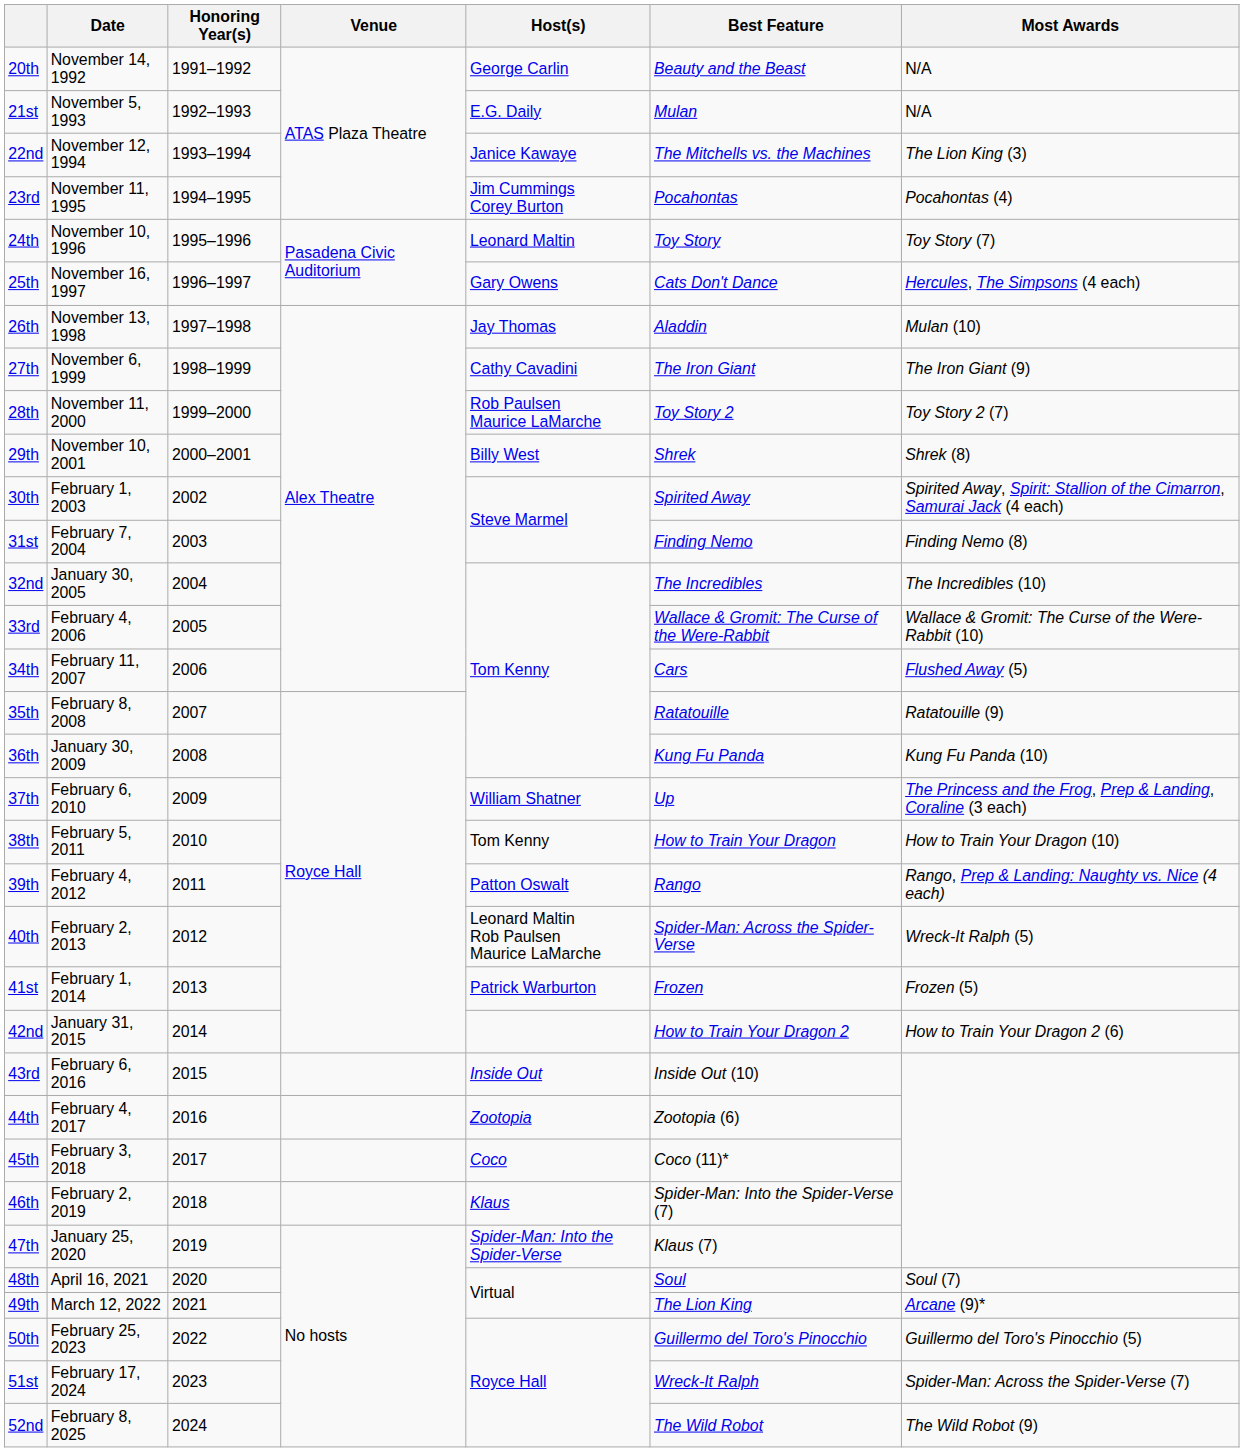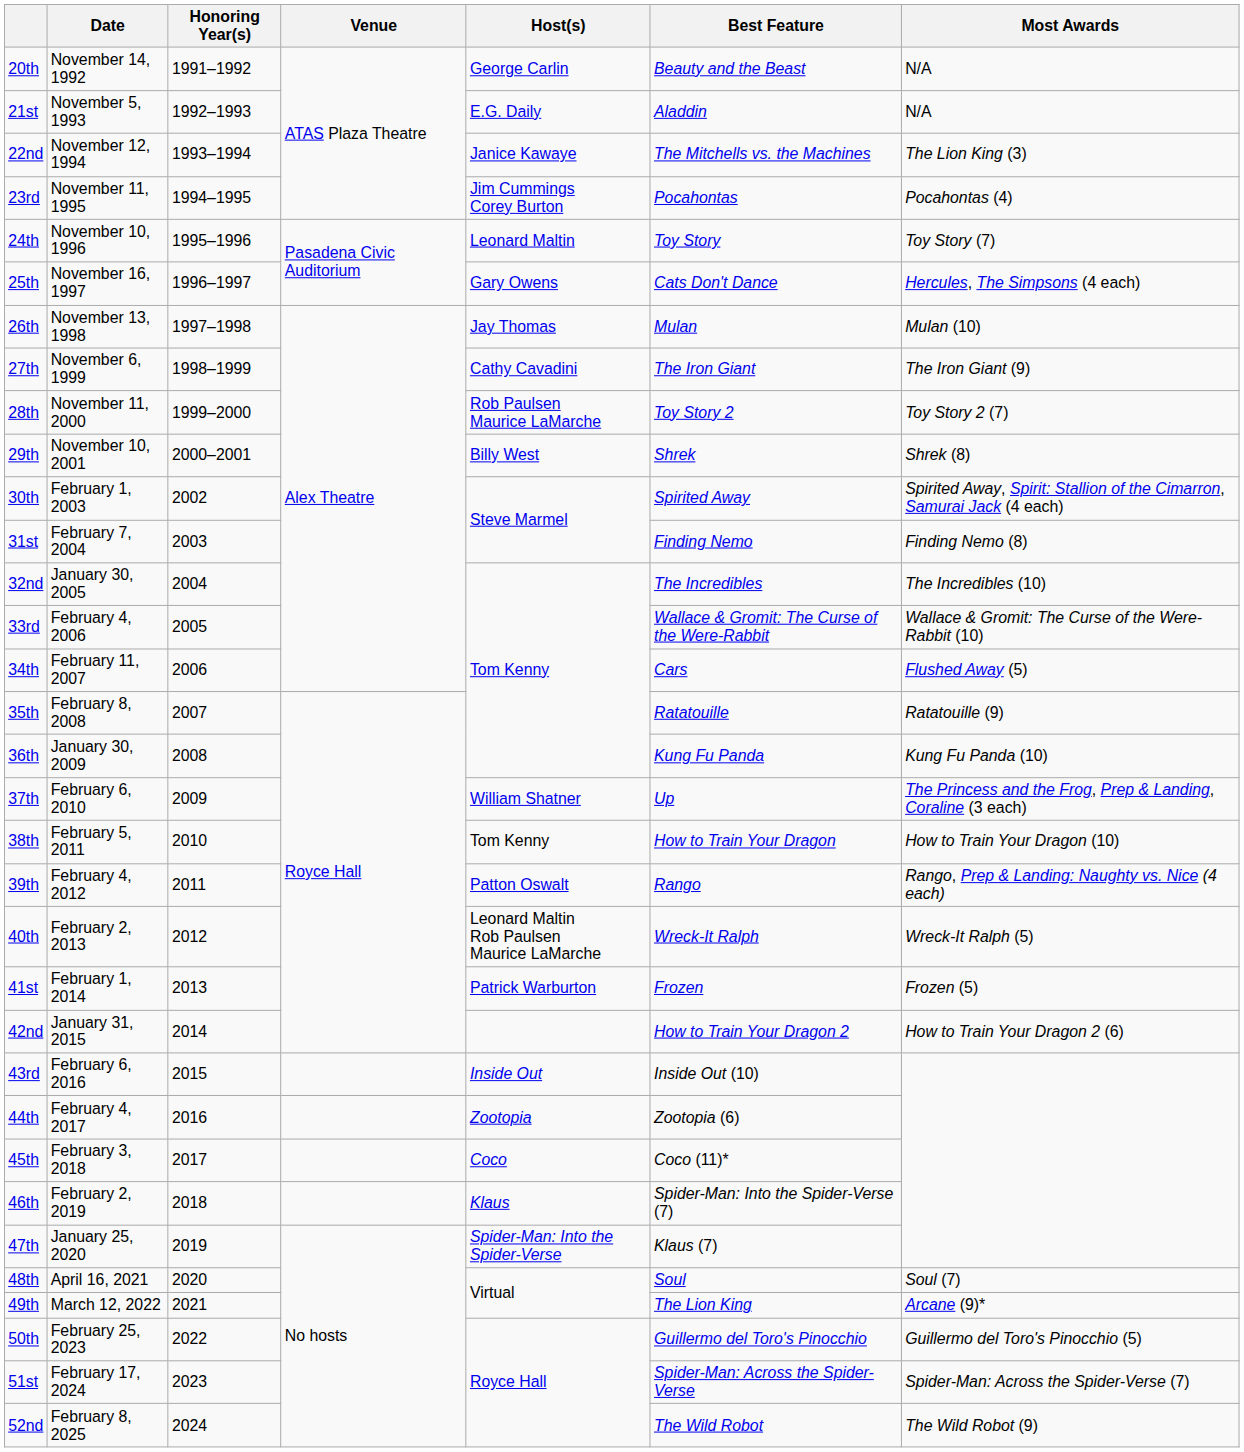(676, 111) Mulan -> (680, 111) Aladdin
(680, 326) Aladdin -> (676, 326) Mulan
(764, 936) Spider-Man: Across the Spider-Verse -> (706, 936) Wreck-It Ralph
(706, 1382) Wreck-It Ralph -> (764, 1382) Spider-Man: Across the Spider-Verse
